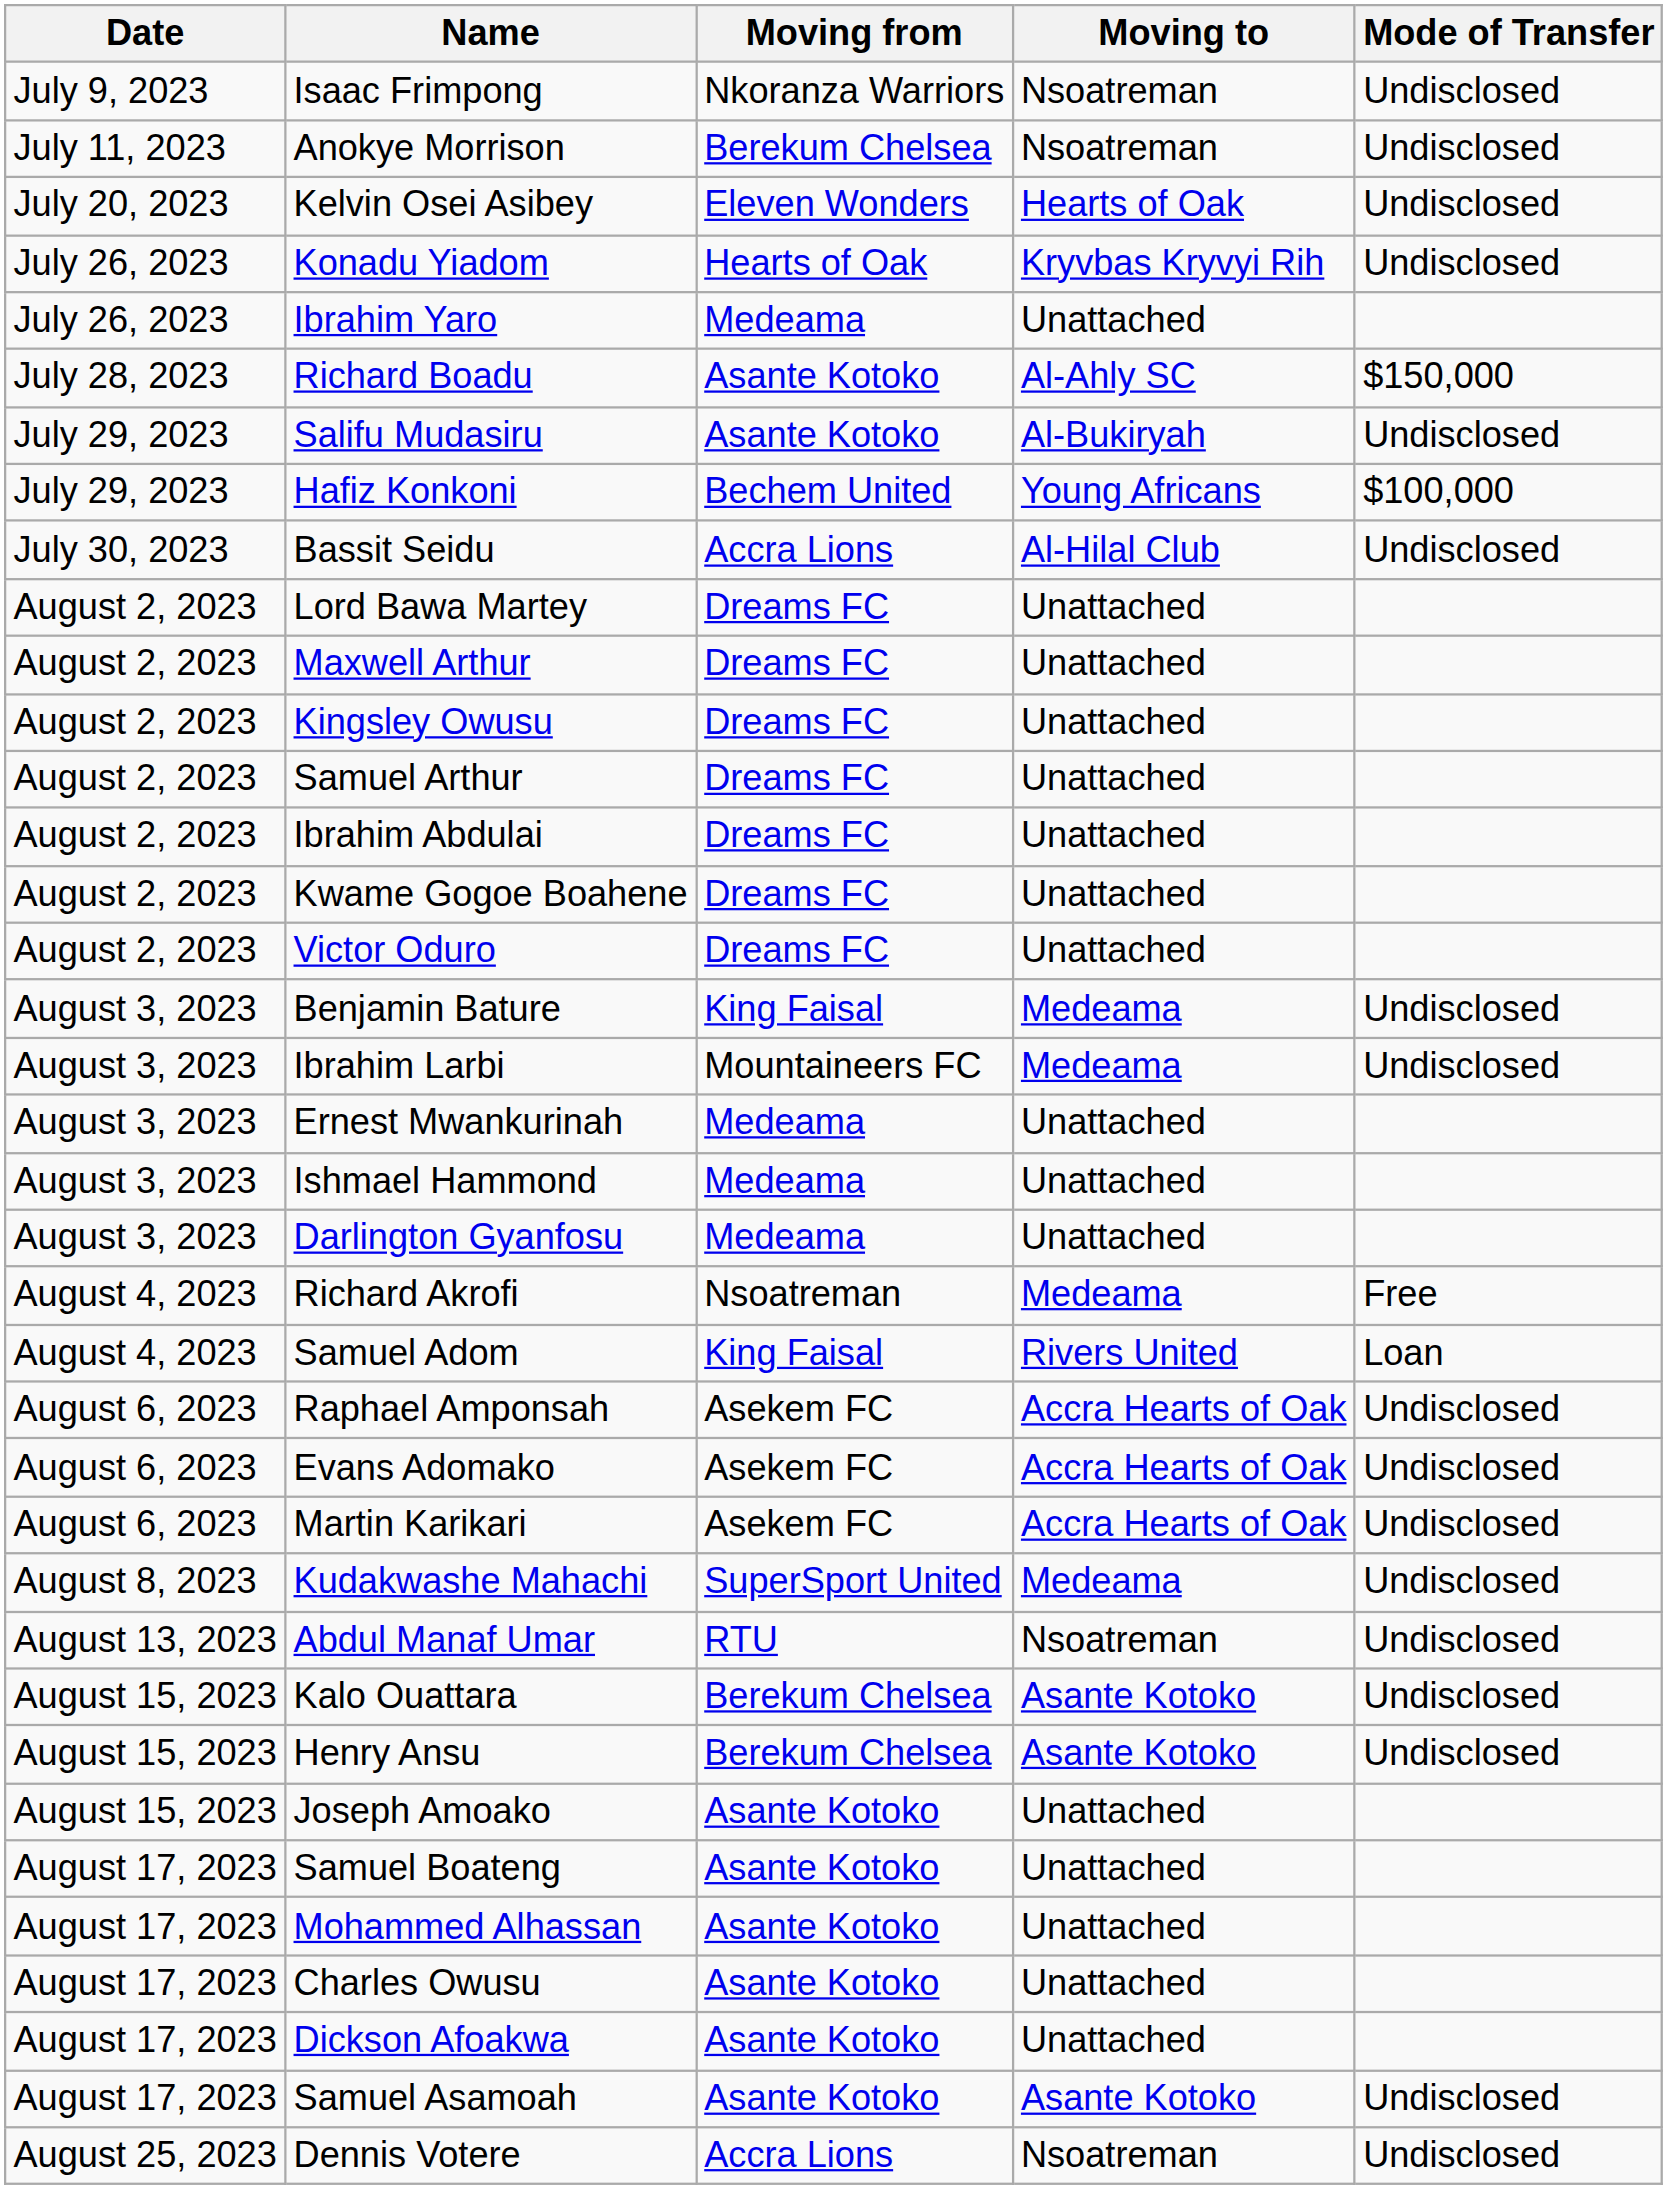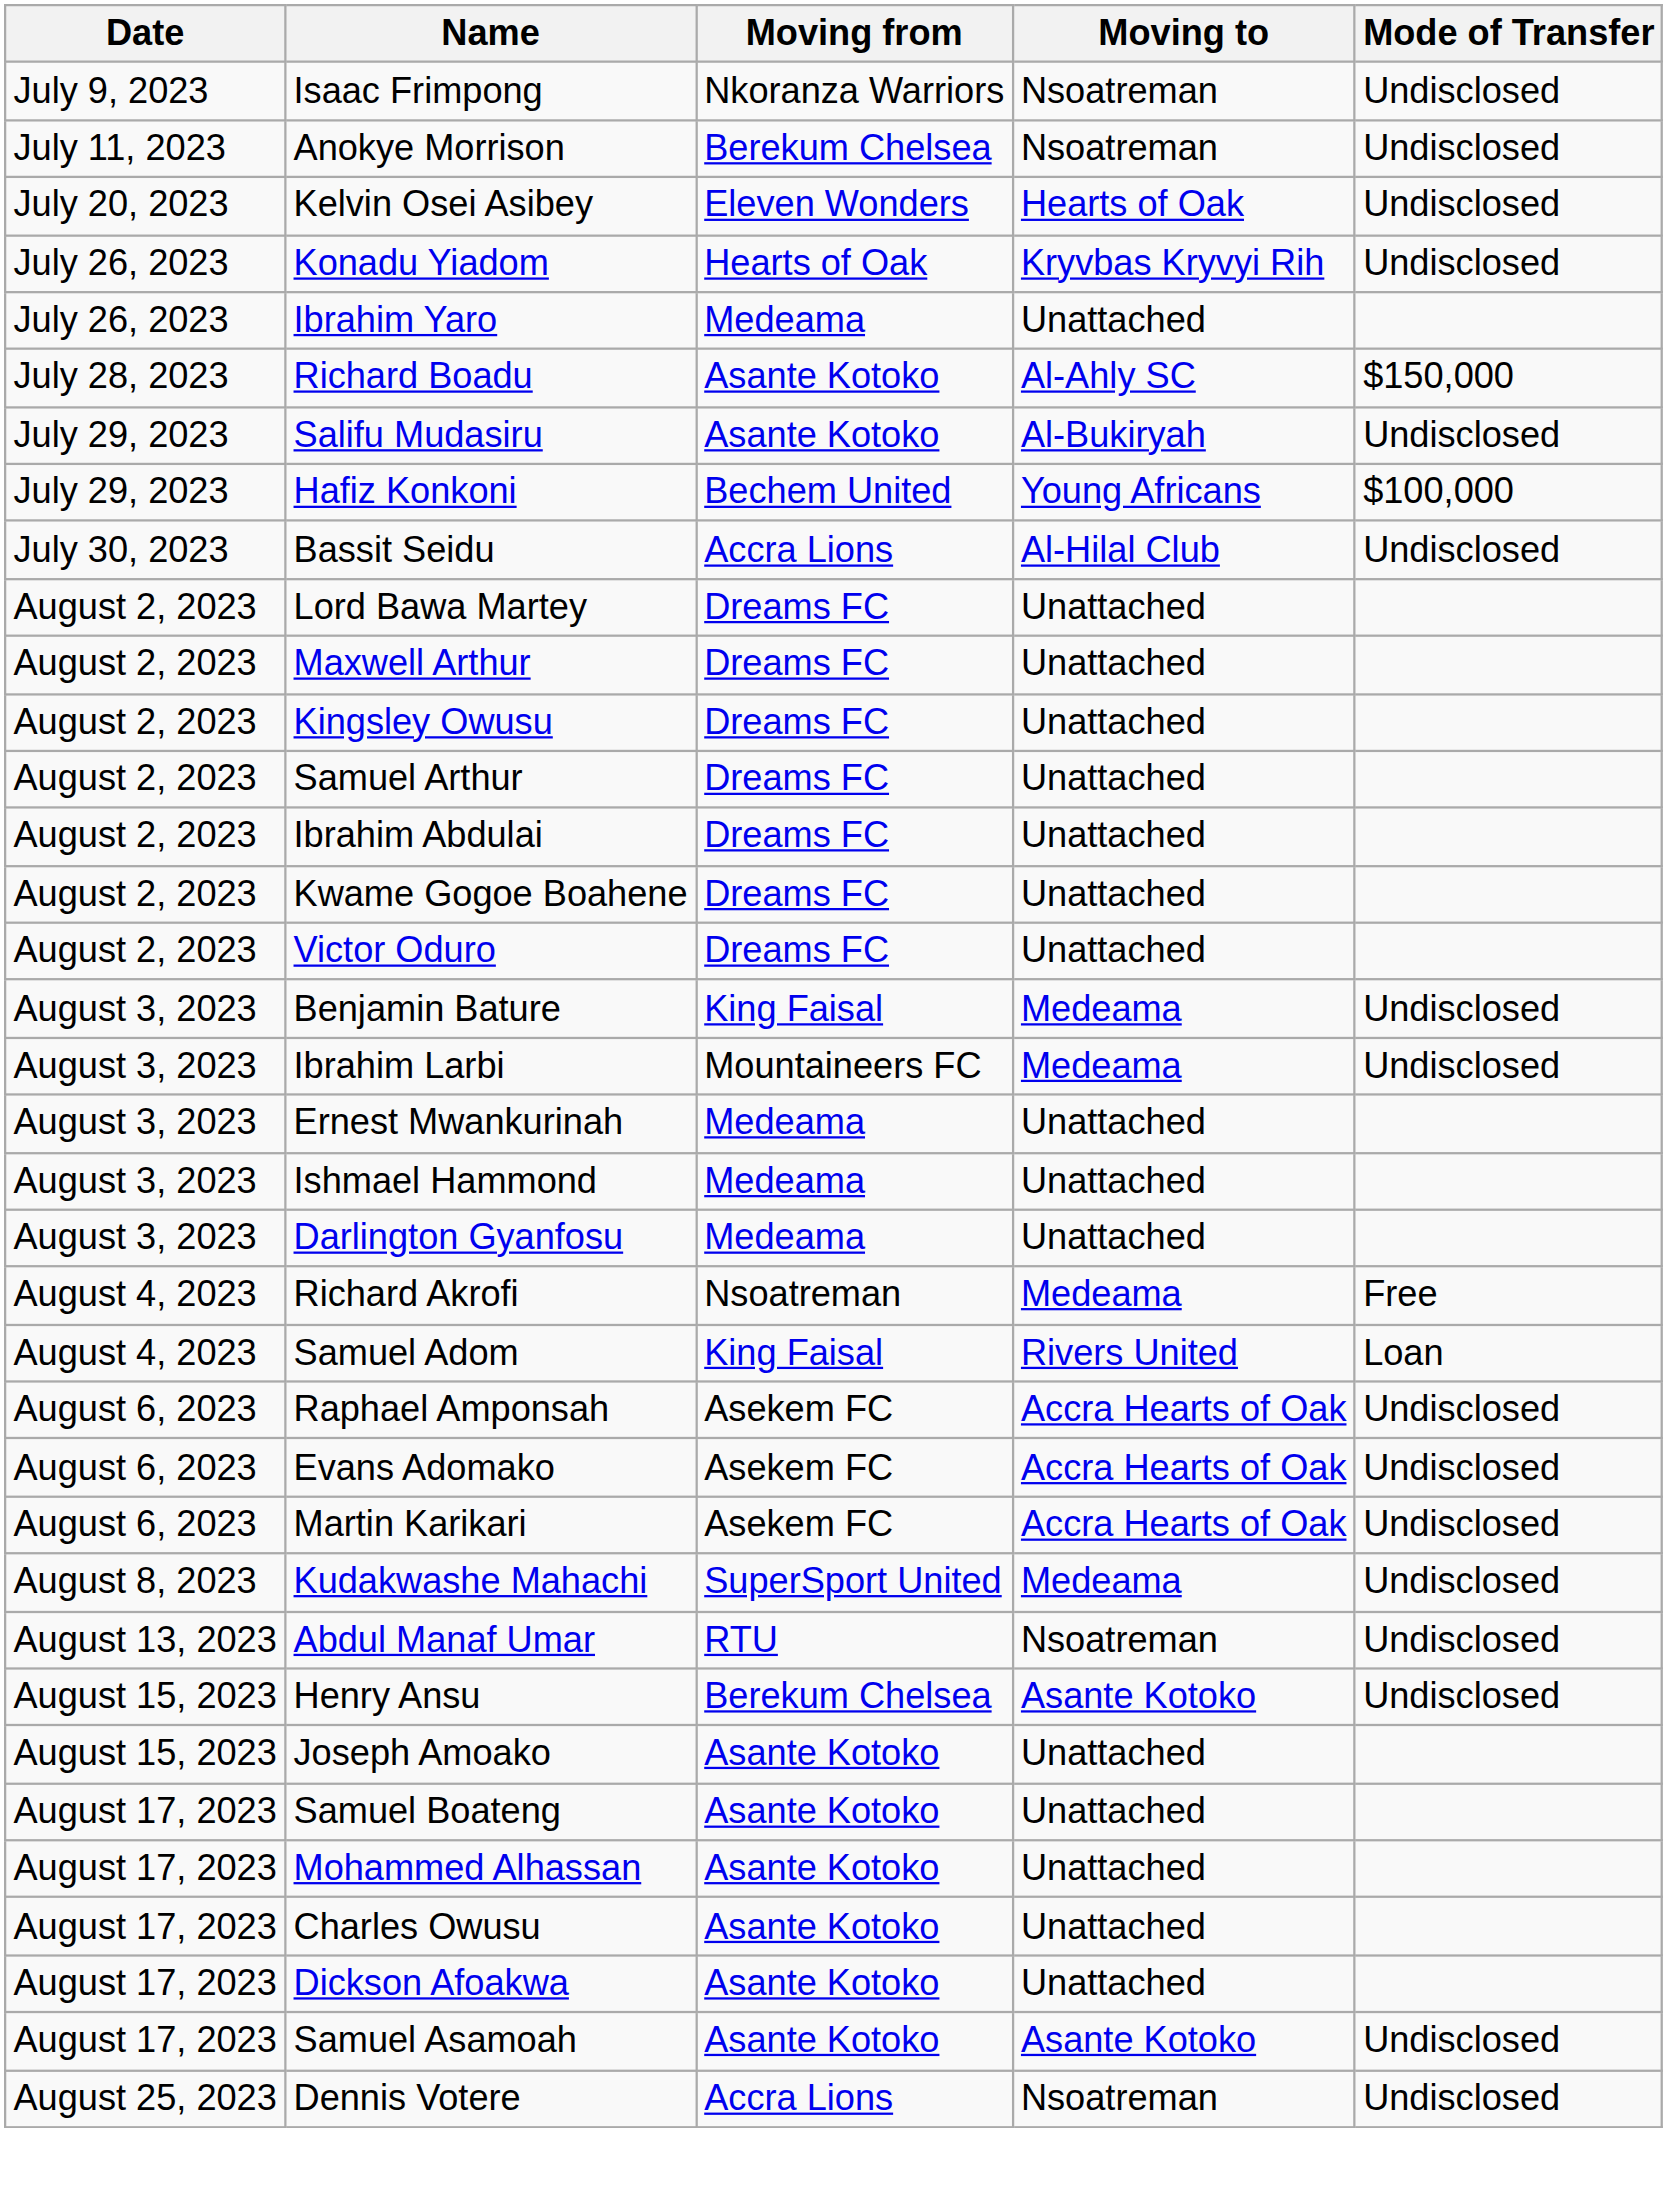- row: (405, 1696)
